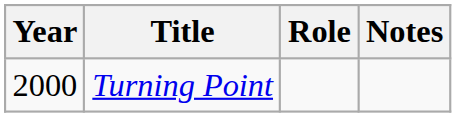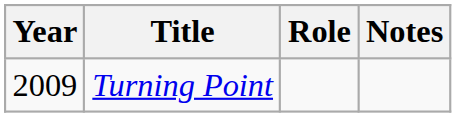(45, 84) 2000 -> (45, 84) 2009
